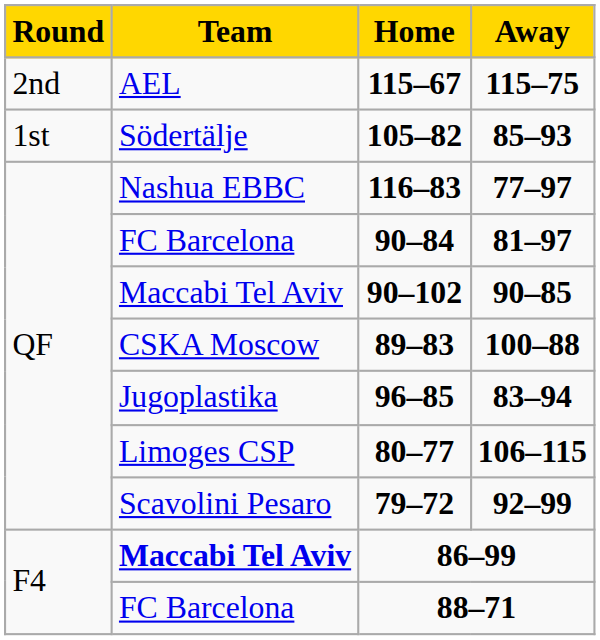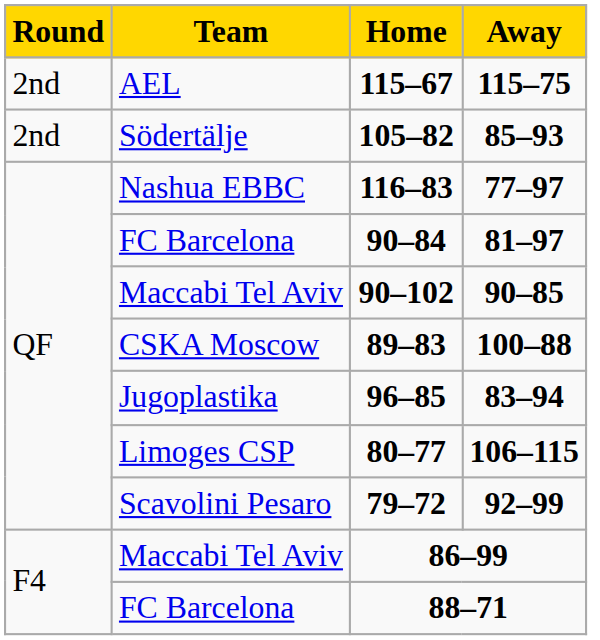(31, 135) 1st -> (36, 135) 2nd
(235, 554) bold -> (231, 554) normal
